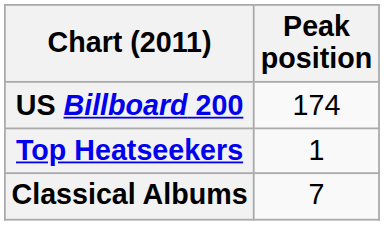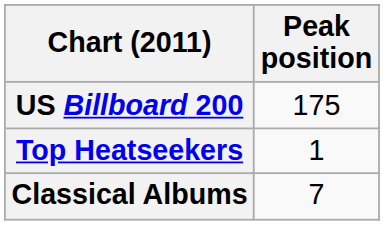(316, 104) 174 -> (316, 104) 175
